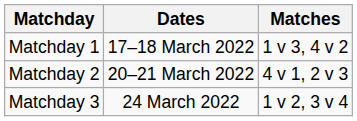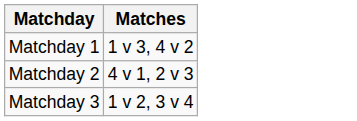- column: (181, 19)
